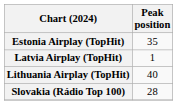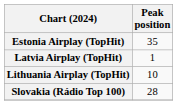(152, 74) 40 -> (152, 74) 10
